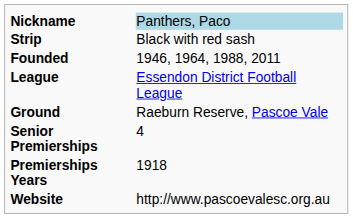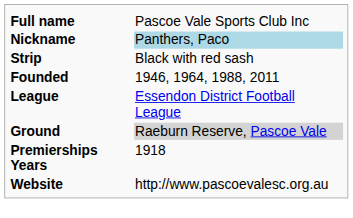+ row: (43, 21)
(232, 112) no background -> (231, 131) lightgrey background
- row: (54, 139)
